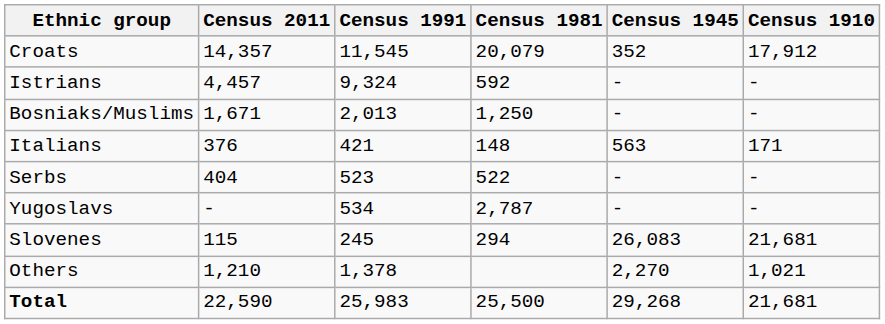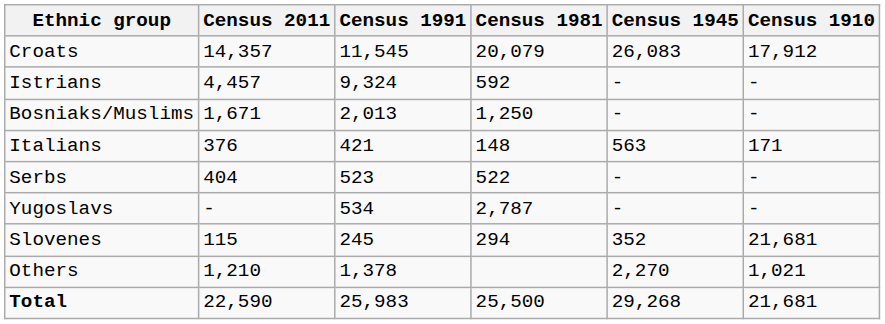(629, 52) 352 -> (646, 52) 26,083
(646, 240) 26,083 -> (629, 240) 352
